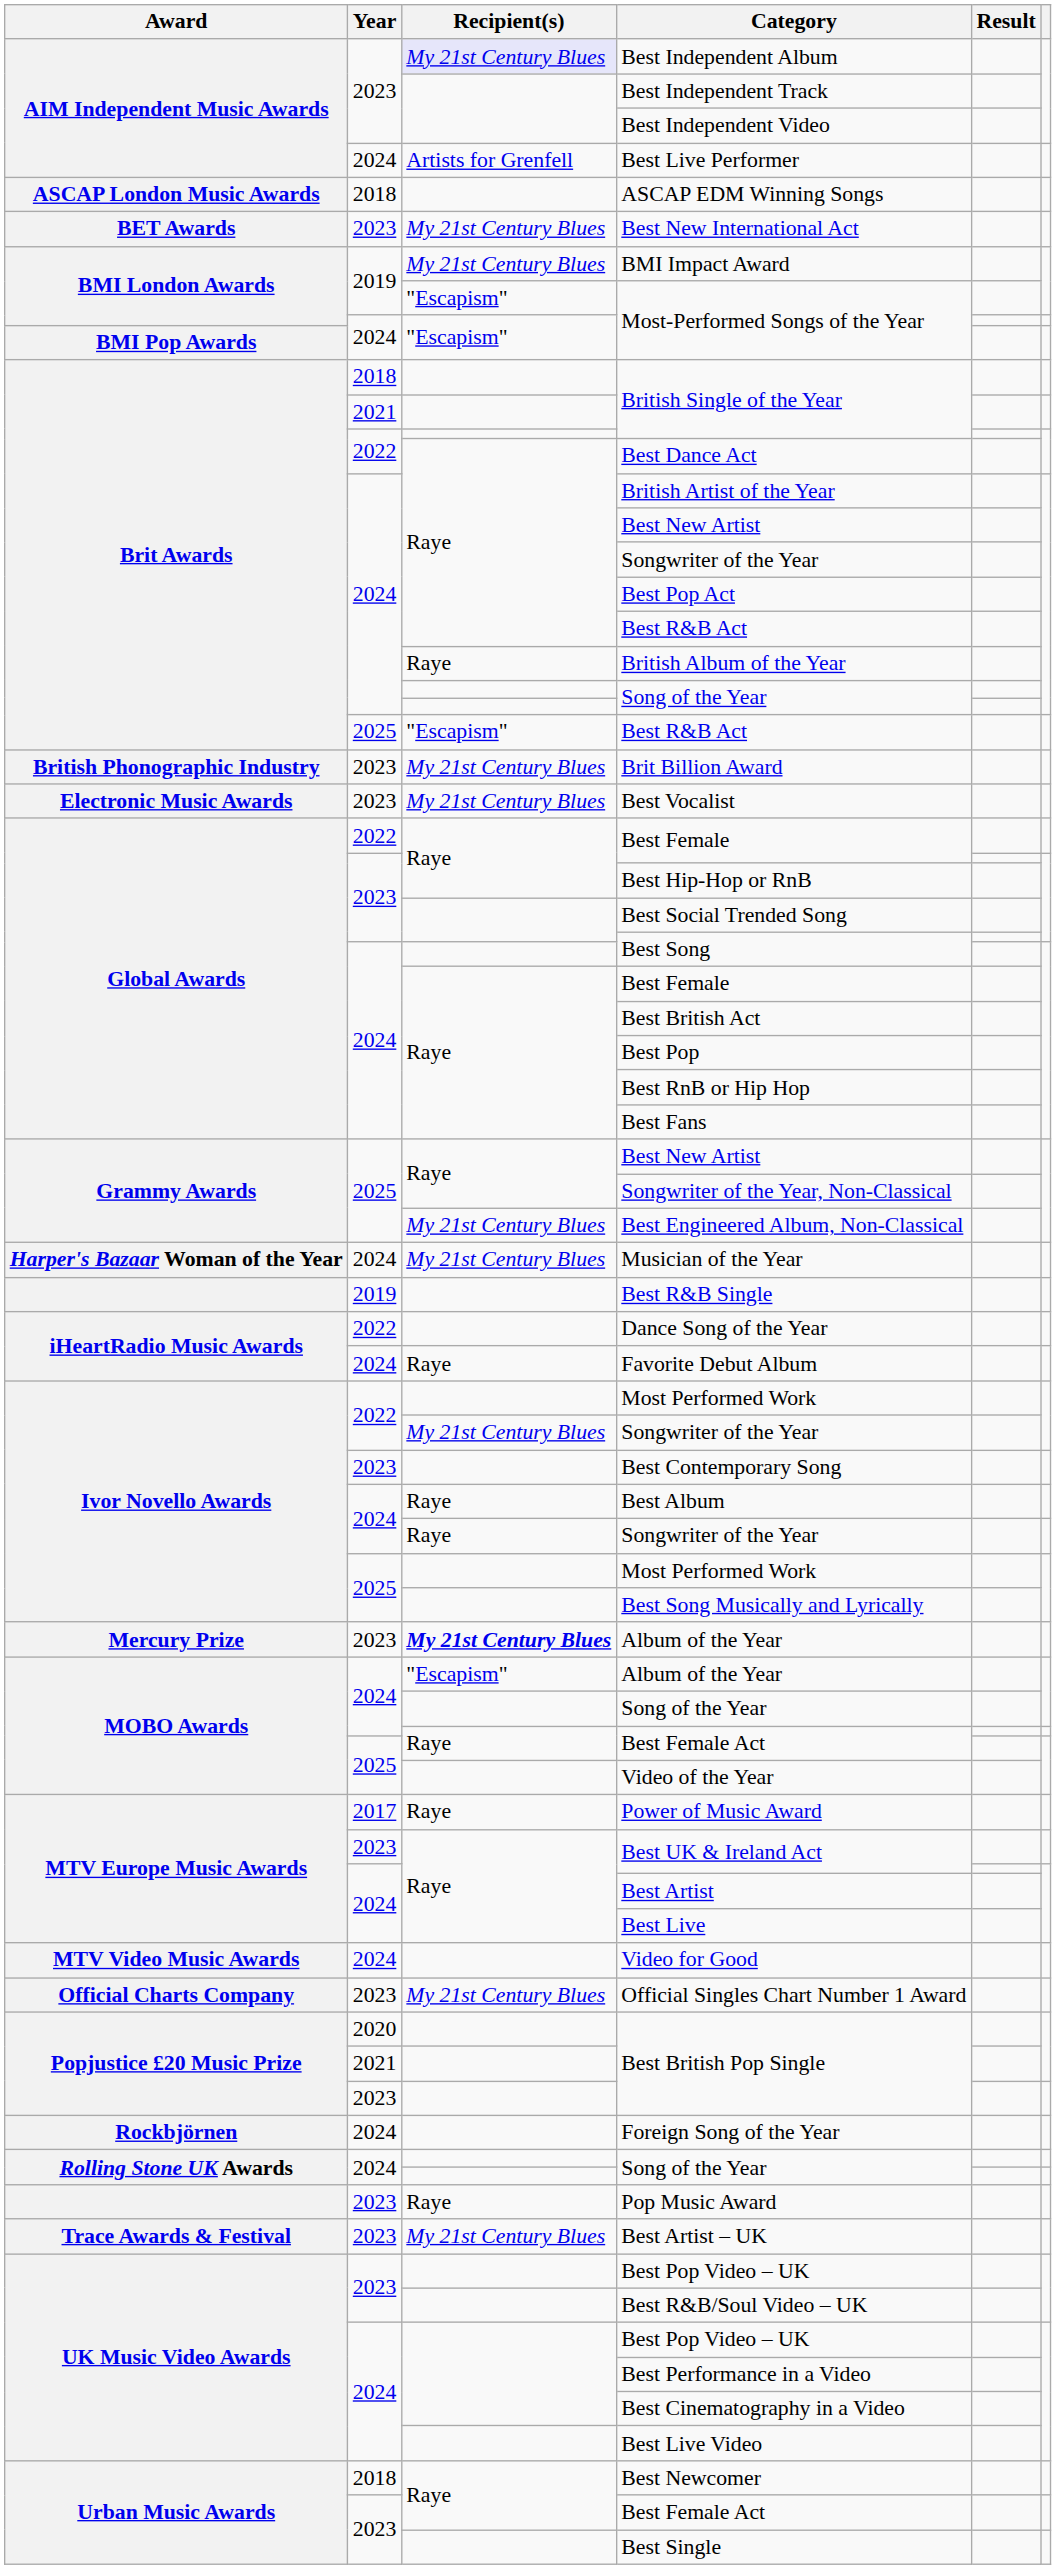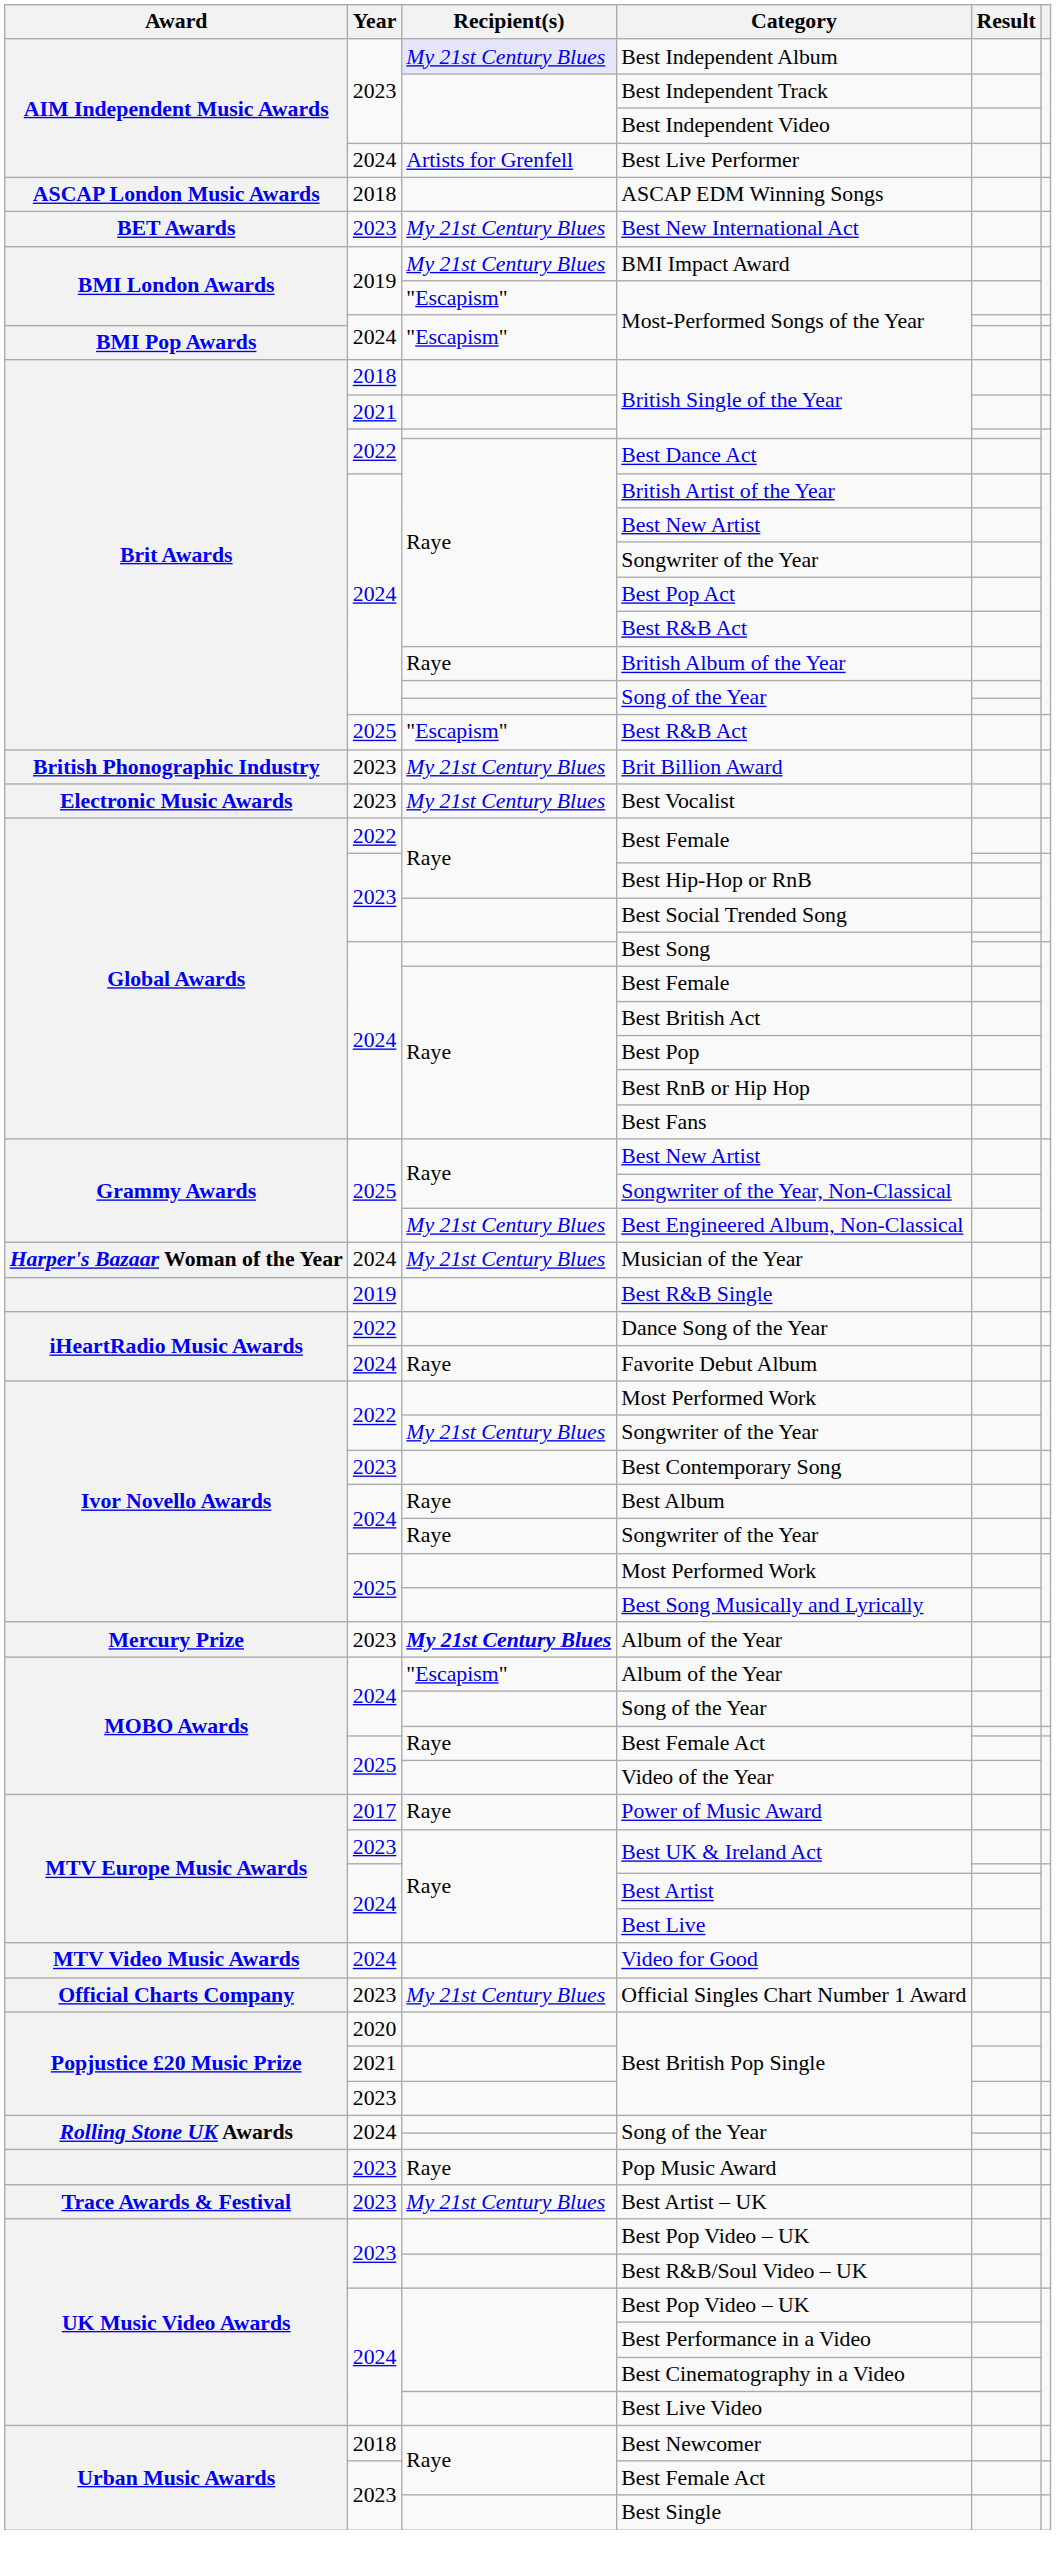- row: (375, 2132)
